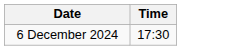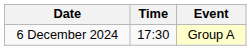+ column: (211, 14)
